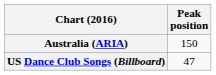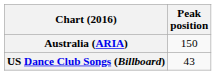(189, 61) 47 -> (189, 61) 43
